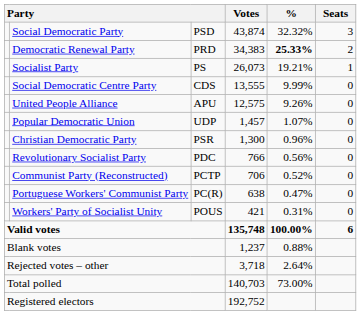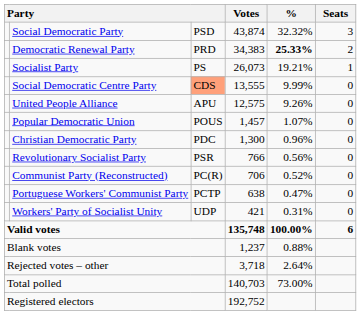(205, 85) no background -> (205, 85) lightsalmon background
(205, 121) UDP -> (208, 121) POUS
(204, 139) PSR -> (205, 139) PDC
(205, 157) PDC -> (204, 157) PSR
(207, 175) PCTP -> (208, 175) PC(R)
(208, 193) PC(R) -> (207, 193) PCTP
(208, 211) POUS -> (205, 211) UDP
